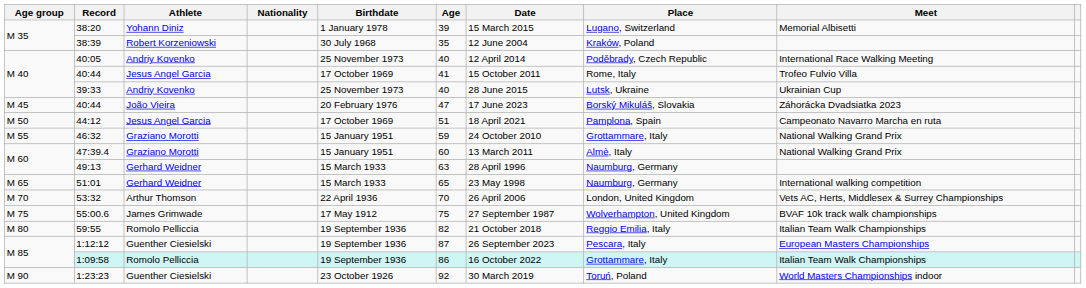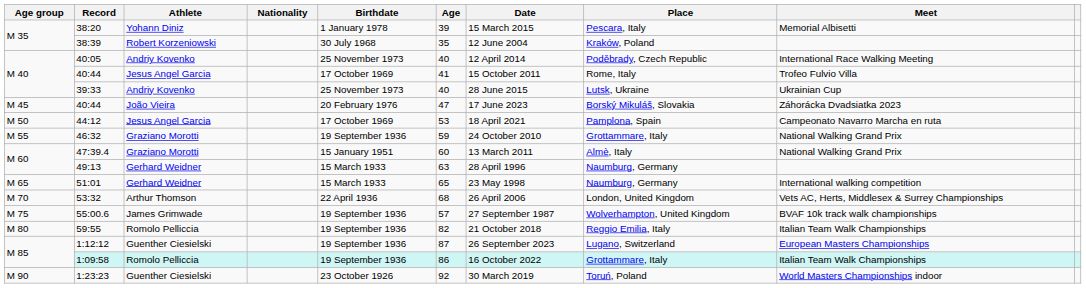(631, 28) Lugano, Switzerland -> (616, 28) Pescara, Italy
(444, 121) 51 -> (444, 121) 53
(357, 136) 15 January 1951 -> (363, 136) 19 September 1936
(444, 198) 70 -> (444, 198) 68
(349, 214) 17 May 1912 -> (363, 214) 19 September 1936
(444, 214) 75 -> (444, 214) 57
(616, 245) Pescara, Italy -> (631, 245) Lugano, Switzerland
